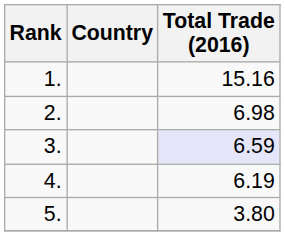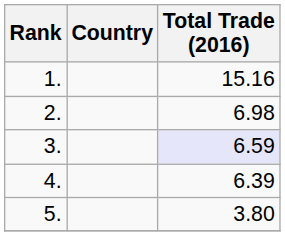(254, 180) 6.19 -> (254, 180) 6.39
